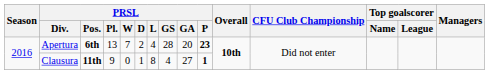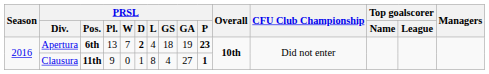(141, 45) normal -> (141, 45) bold
(168, 45) 28 -> (168, 45) 18
(187, 45) 20 -> (187, 45) 19
